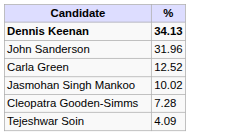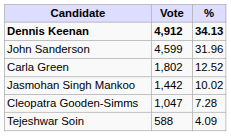+ column: (172, 13)
